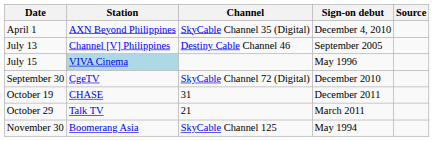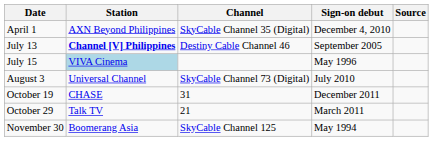(120, 45) normal -> (122, 45) bold
+ row: (26, 78)
- row: (35, 78)
